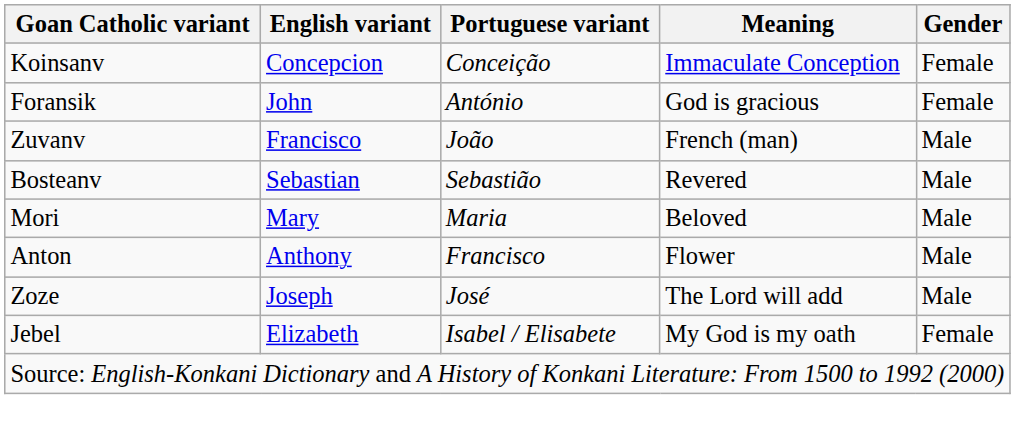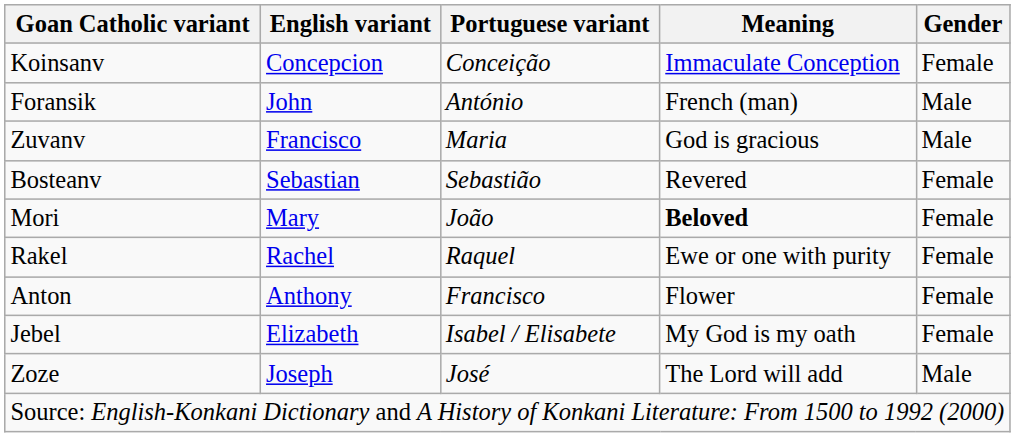(742, 101) God is gracious -> (732, 101) French (man)
(958, 101) Female -> (947, 101) Male
(470, 140) João -> (476, 140) Maria
(732, 140) French (man) -> (742, 140) God is gracious
(947, 179) Male -> (958, 179) Female
(476, 218) Maria -> (470, 218) João
(706, 218) normal -> (707, 218) bold
(947, 218) Male -> (958, 218) Female
+ row: (39, 256)
(947, 256) Male -> (958, 295) Female
rows swapped: (36, 334) <-> (35, 295)
